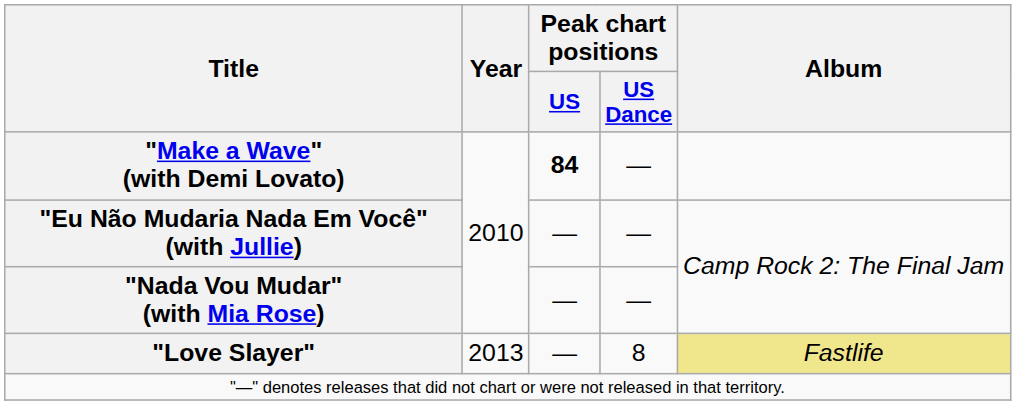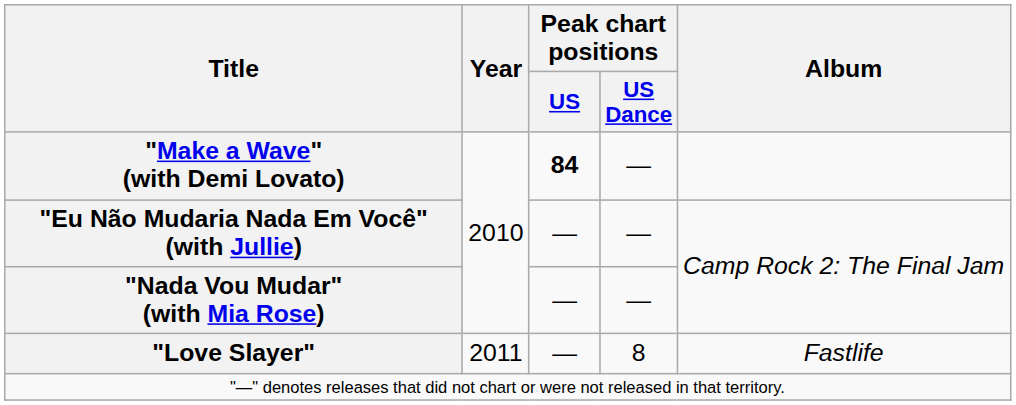(496, 353) 2013 -> (496, 353) 2011
(844, 353) khaki background -> (844, 353) no background
